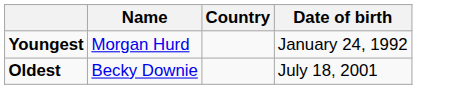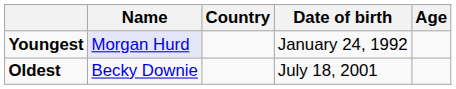+ column: (431, 17)
(140, 44) no background -> (140, 44) lavender background
